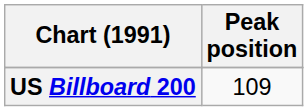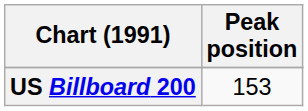(252, 86) 109 -> (252, 86) 153
